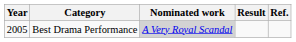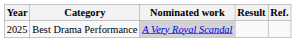(17, 29) 2005 -> (17, 29) 2025
